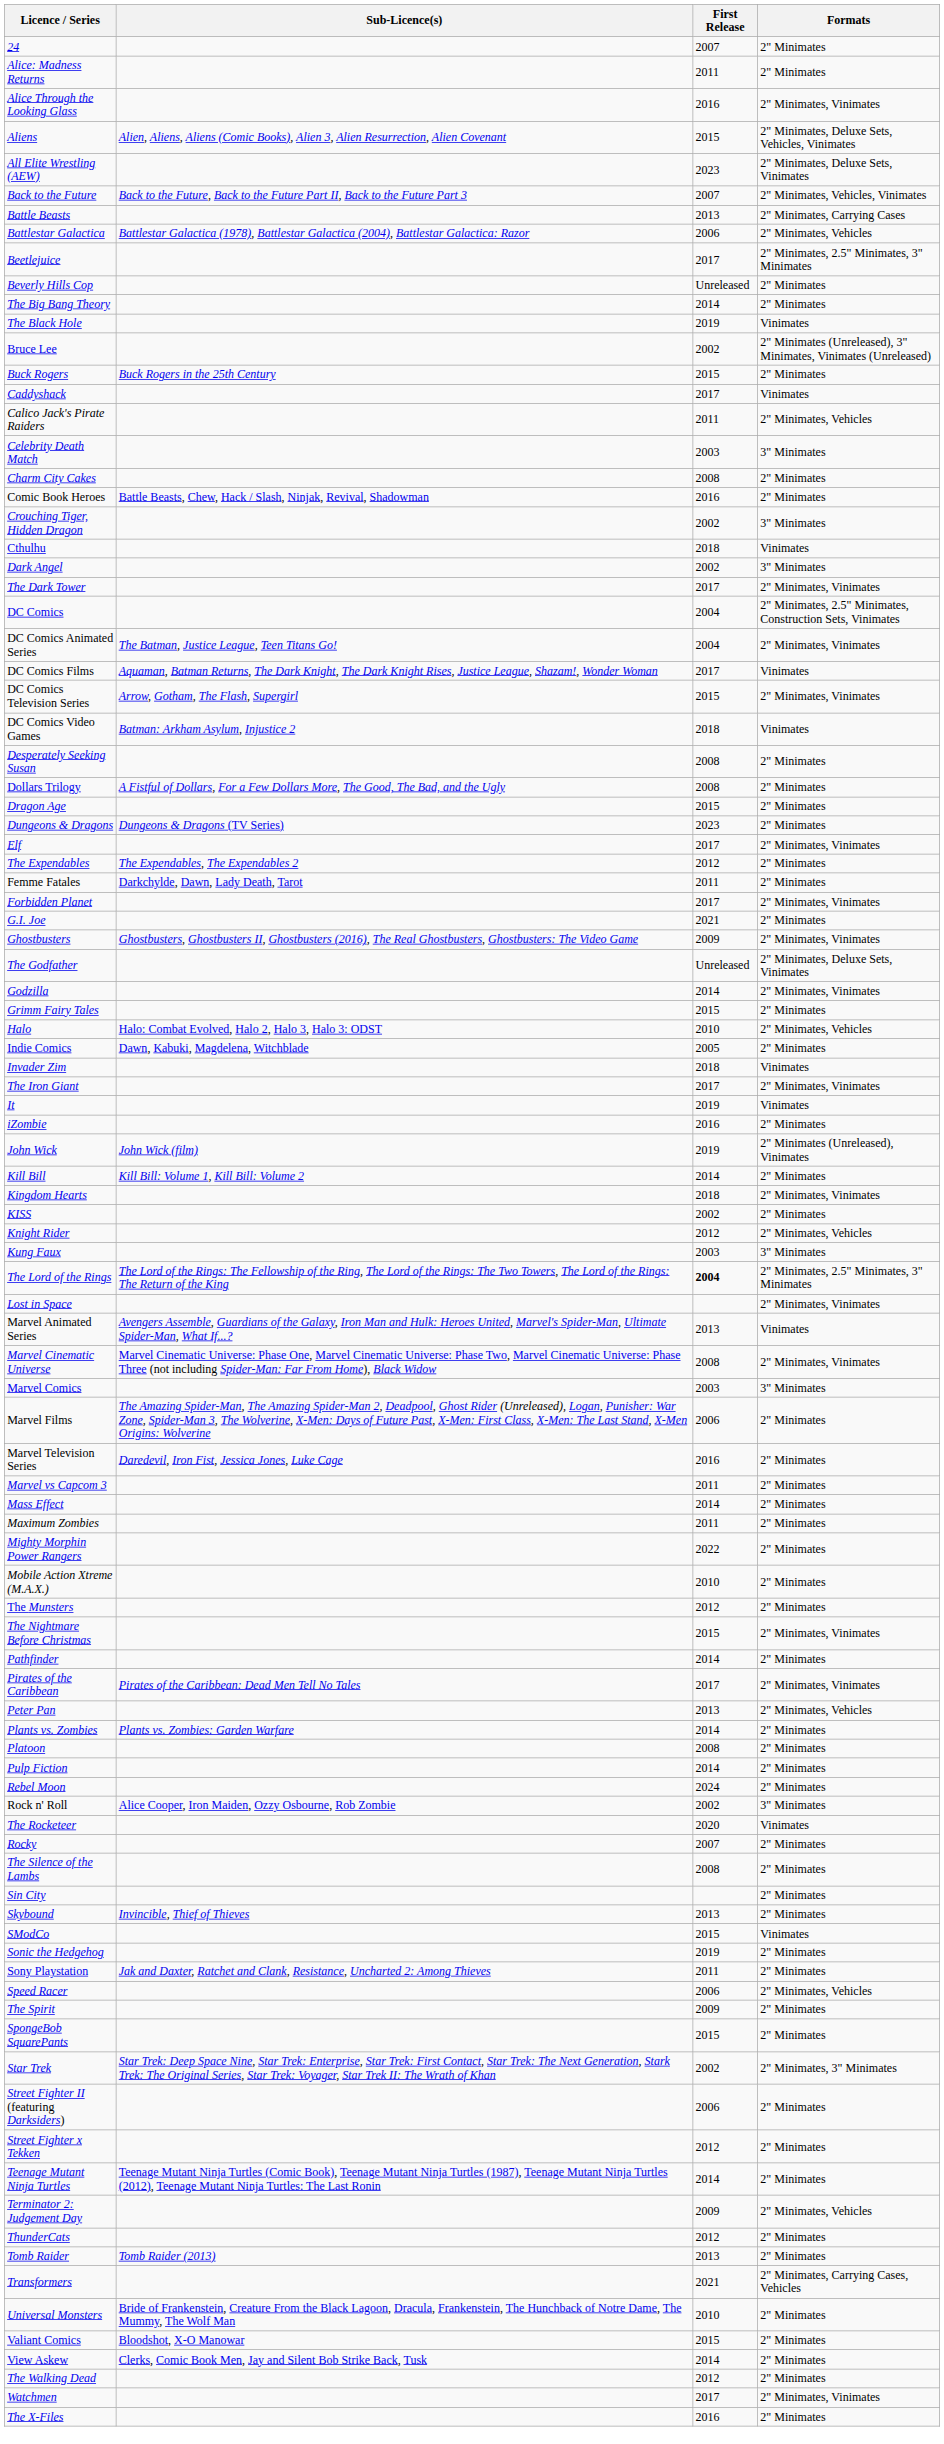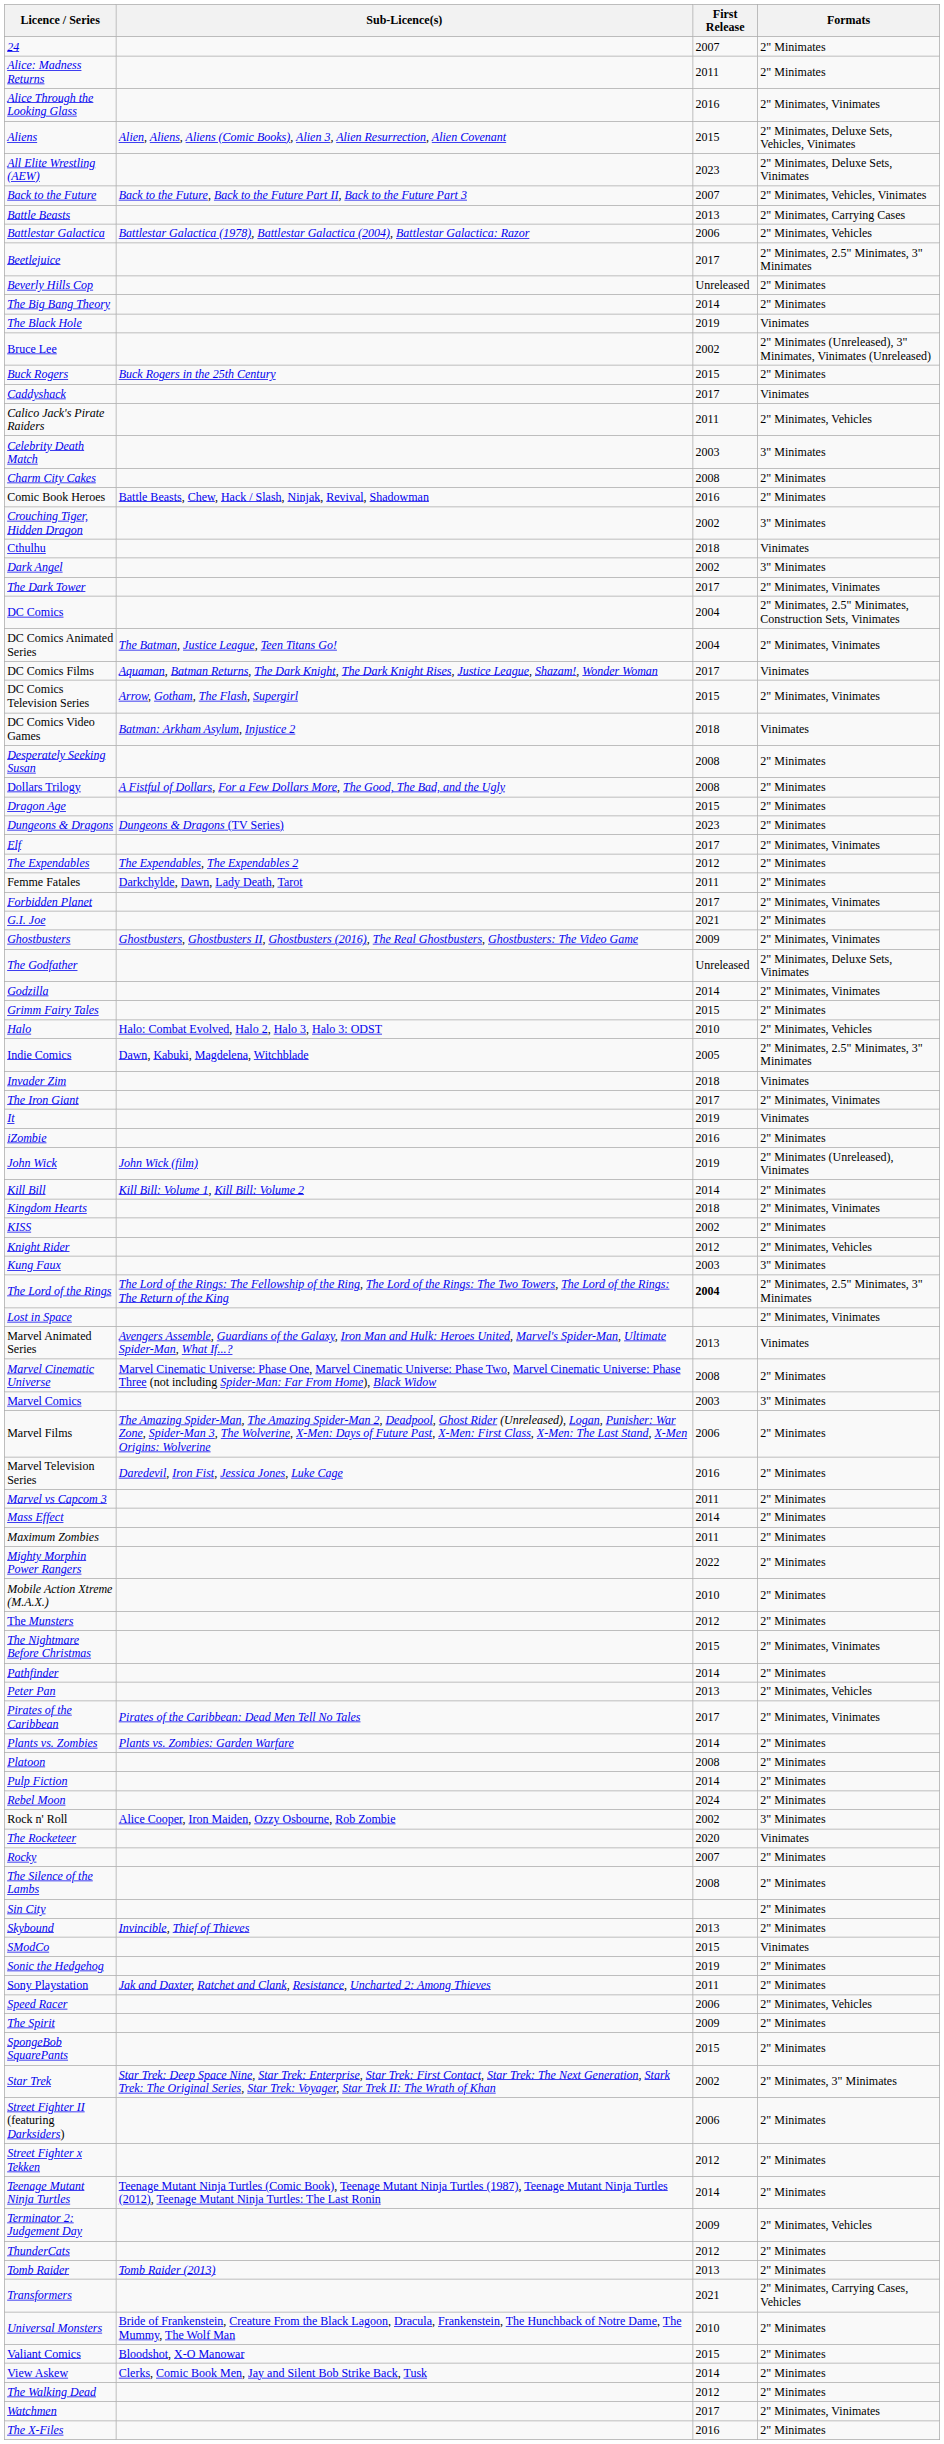(793, 1048) 2" Minimates -> (842, 1055) 2" Minimates, 2.5" Minimates, 3" Minimates
(820, 1362) 2" Minimates, Vinimates -> (793, 1375) 2" Minimates
rows swapped: (31, 1710) <-> (39, 1684)
